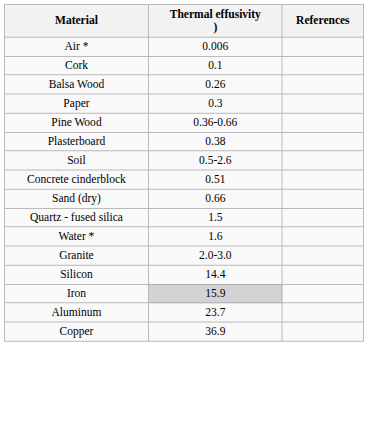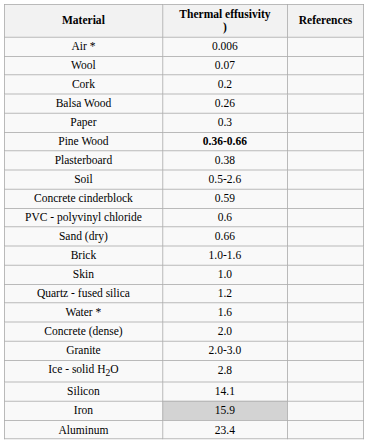+ row: (83, 65)
(215, 65) 0.1 -> (225, 84) 0.2
(215, 122) normal -> (225, 141) bold
(215, 179) 0.51 -> (225, 198) 0.59
+ row: (83, 217)
+ row: (83, 255)
+ row: (83, 274)
(215, 217) 1.5 -> (225, 293) 1.2
+ row: (83, 331)
+ row: (83, 371)
(215, 274) 14.4 -> (225, 392) 14.1
(215, 312) 23.7 -> (225, 430) 23.4
- row: (76, 331)
